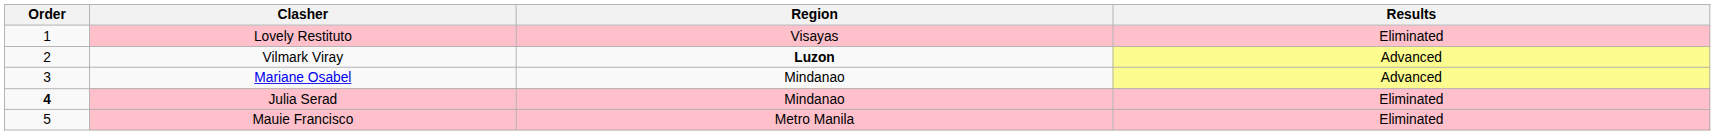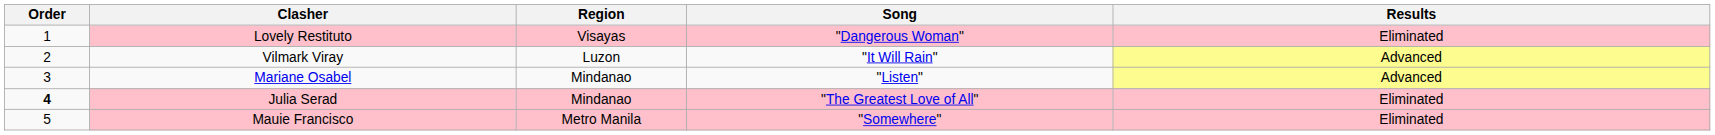+ column: (900, 15)
(814, 57) bold -> (601, 57) normal
